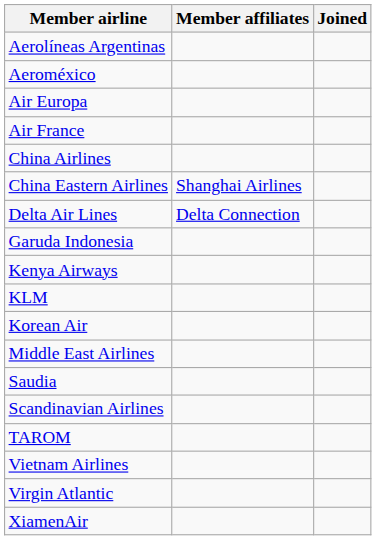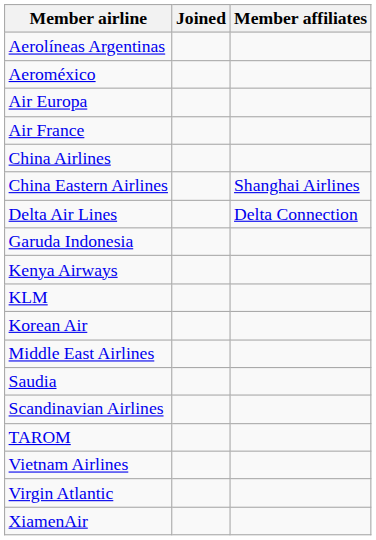columns swapped: (342, 18) <-> (243, 18)
